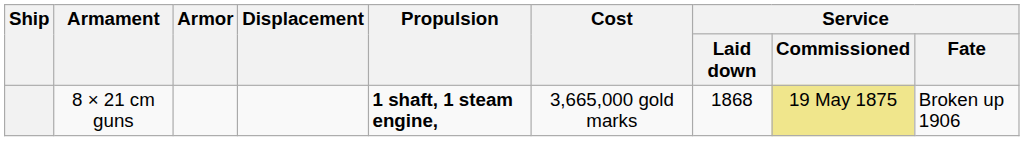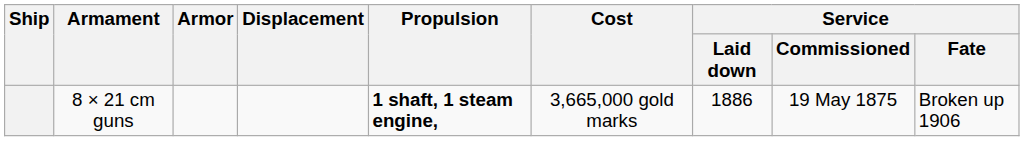(732, 99) 1868 -> (732, 99) 1886
(843, 99) khaki background -> (843, 99) no background
